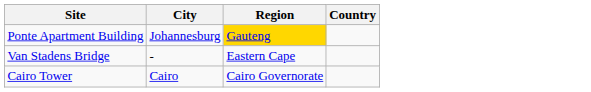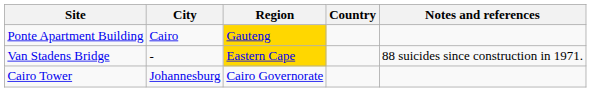+ column: (482, 14)
(185, 35) Johannesburg -> (164, 35) Cairo
(261, 55) no background -> (261, 55) gold background
(164, 76) Cairo -> (185, 76) Johannesburg
